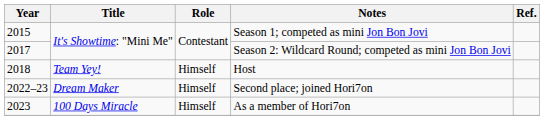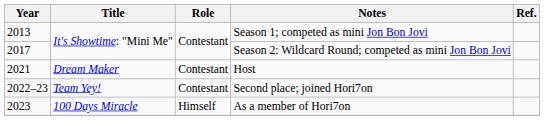(19, 32) 2015 -> (19, 32) 2013
(19, 69) 2018 -> (19, 69) 2021
(77, 69) Team Yey! -> (86, 69) Dream Maker
(197, 69) Himself -> (203, 69) Contestant
(86, 87) Dream Maker -> (77, 87) Team Yey!
(197, 87) Himself -> (203, 87) Contestant
